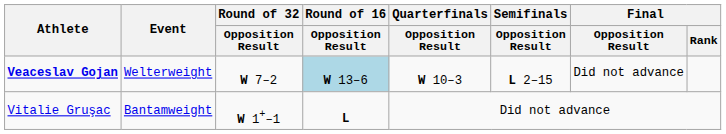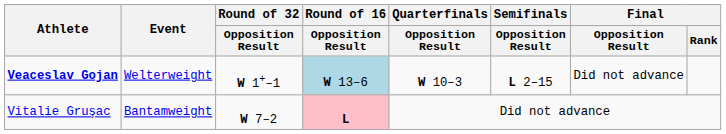(259, 81) W 7–2 -> (259, 82) W 1+–1
(259, 118) W 1+–1 -> (259, 119) W 7–2
(346, 118) no background -> (346, 119) pink background
